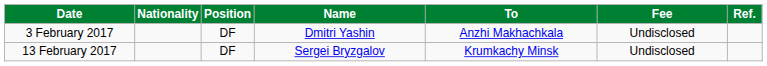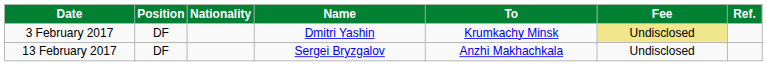columns swapped: (228, 14) <-> (168, 14)
(511, 33) Anzhi Makhachkala -> (511, 33) Krumkachy Minsk
(662, 33) no background -> (662, 33) khaki background
(511, 52) Krumkachy Minsk -> (511, 52) Anzhi Makhachkala
